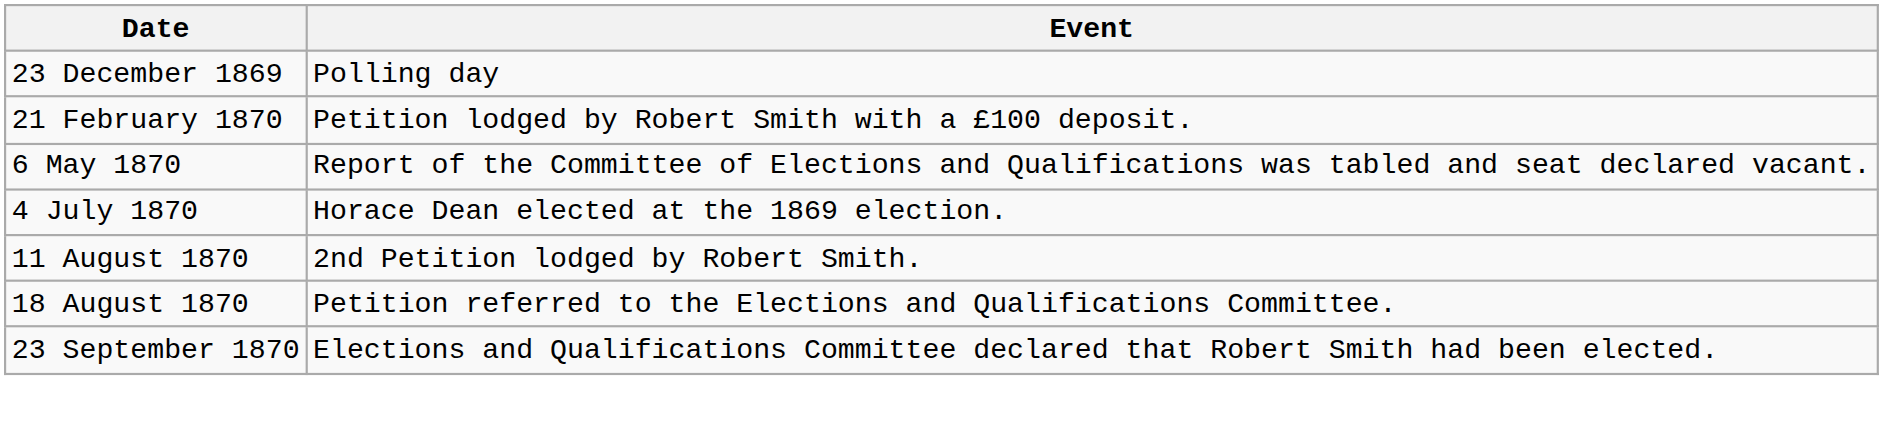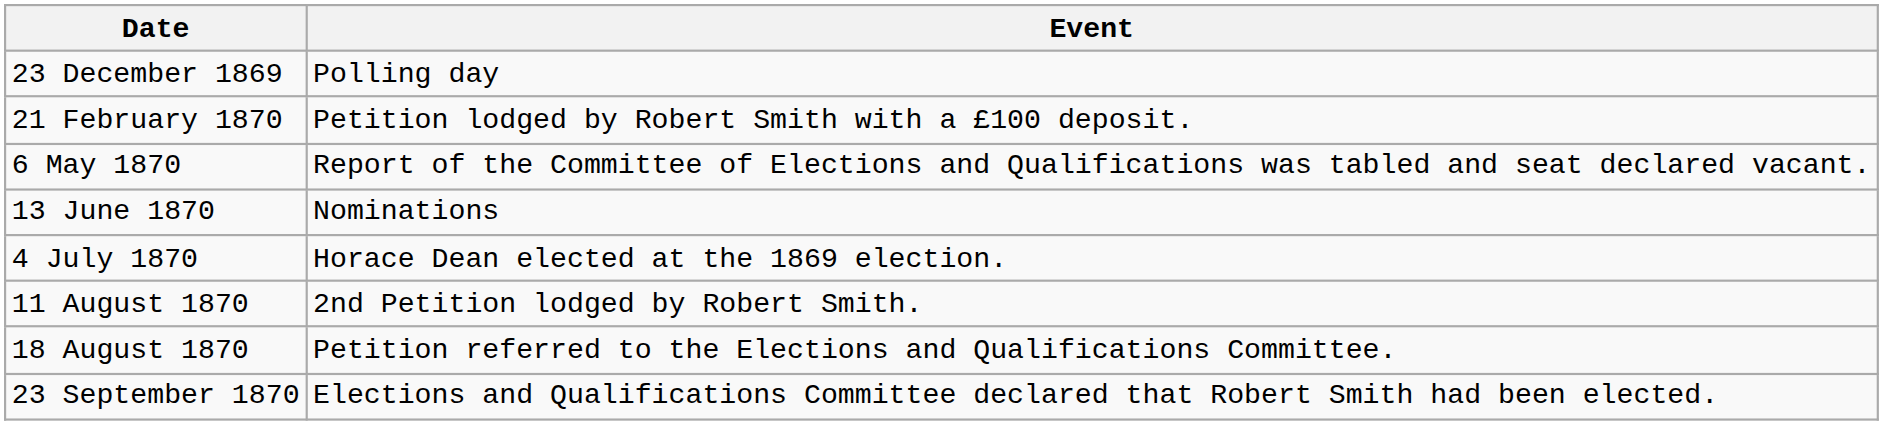+ row: (113, 212)
